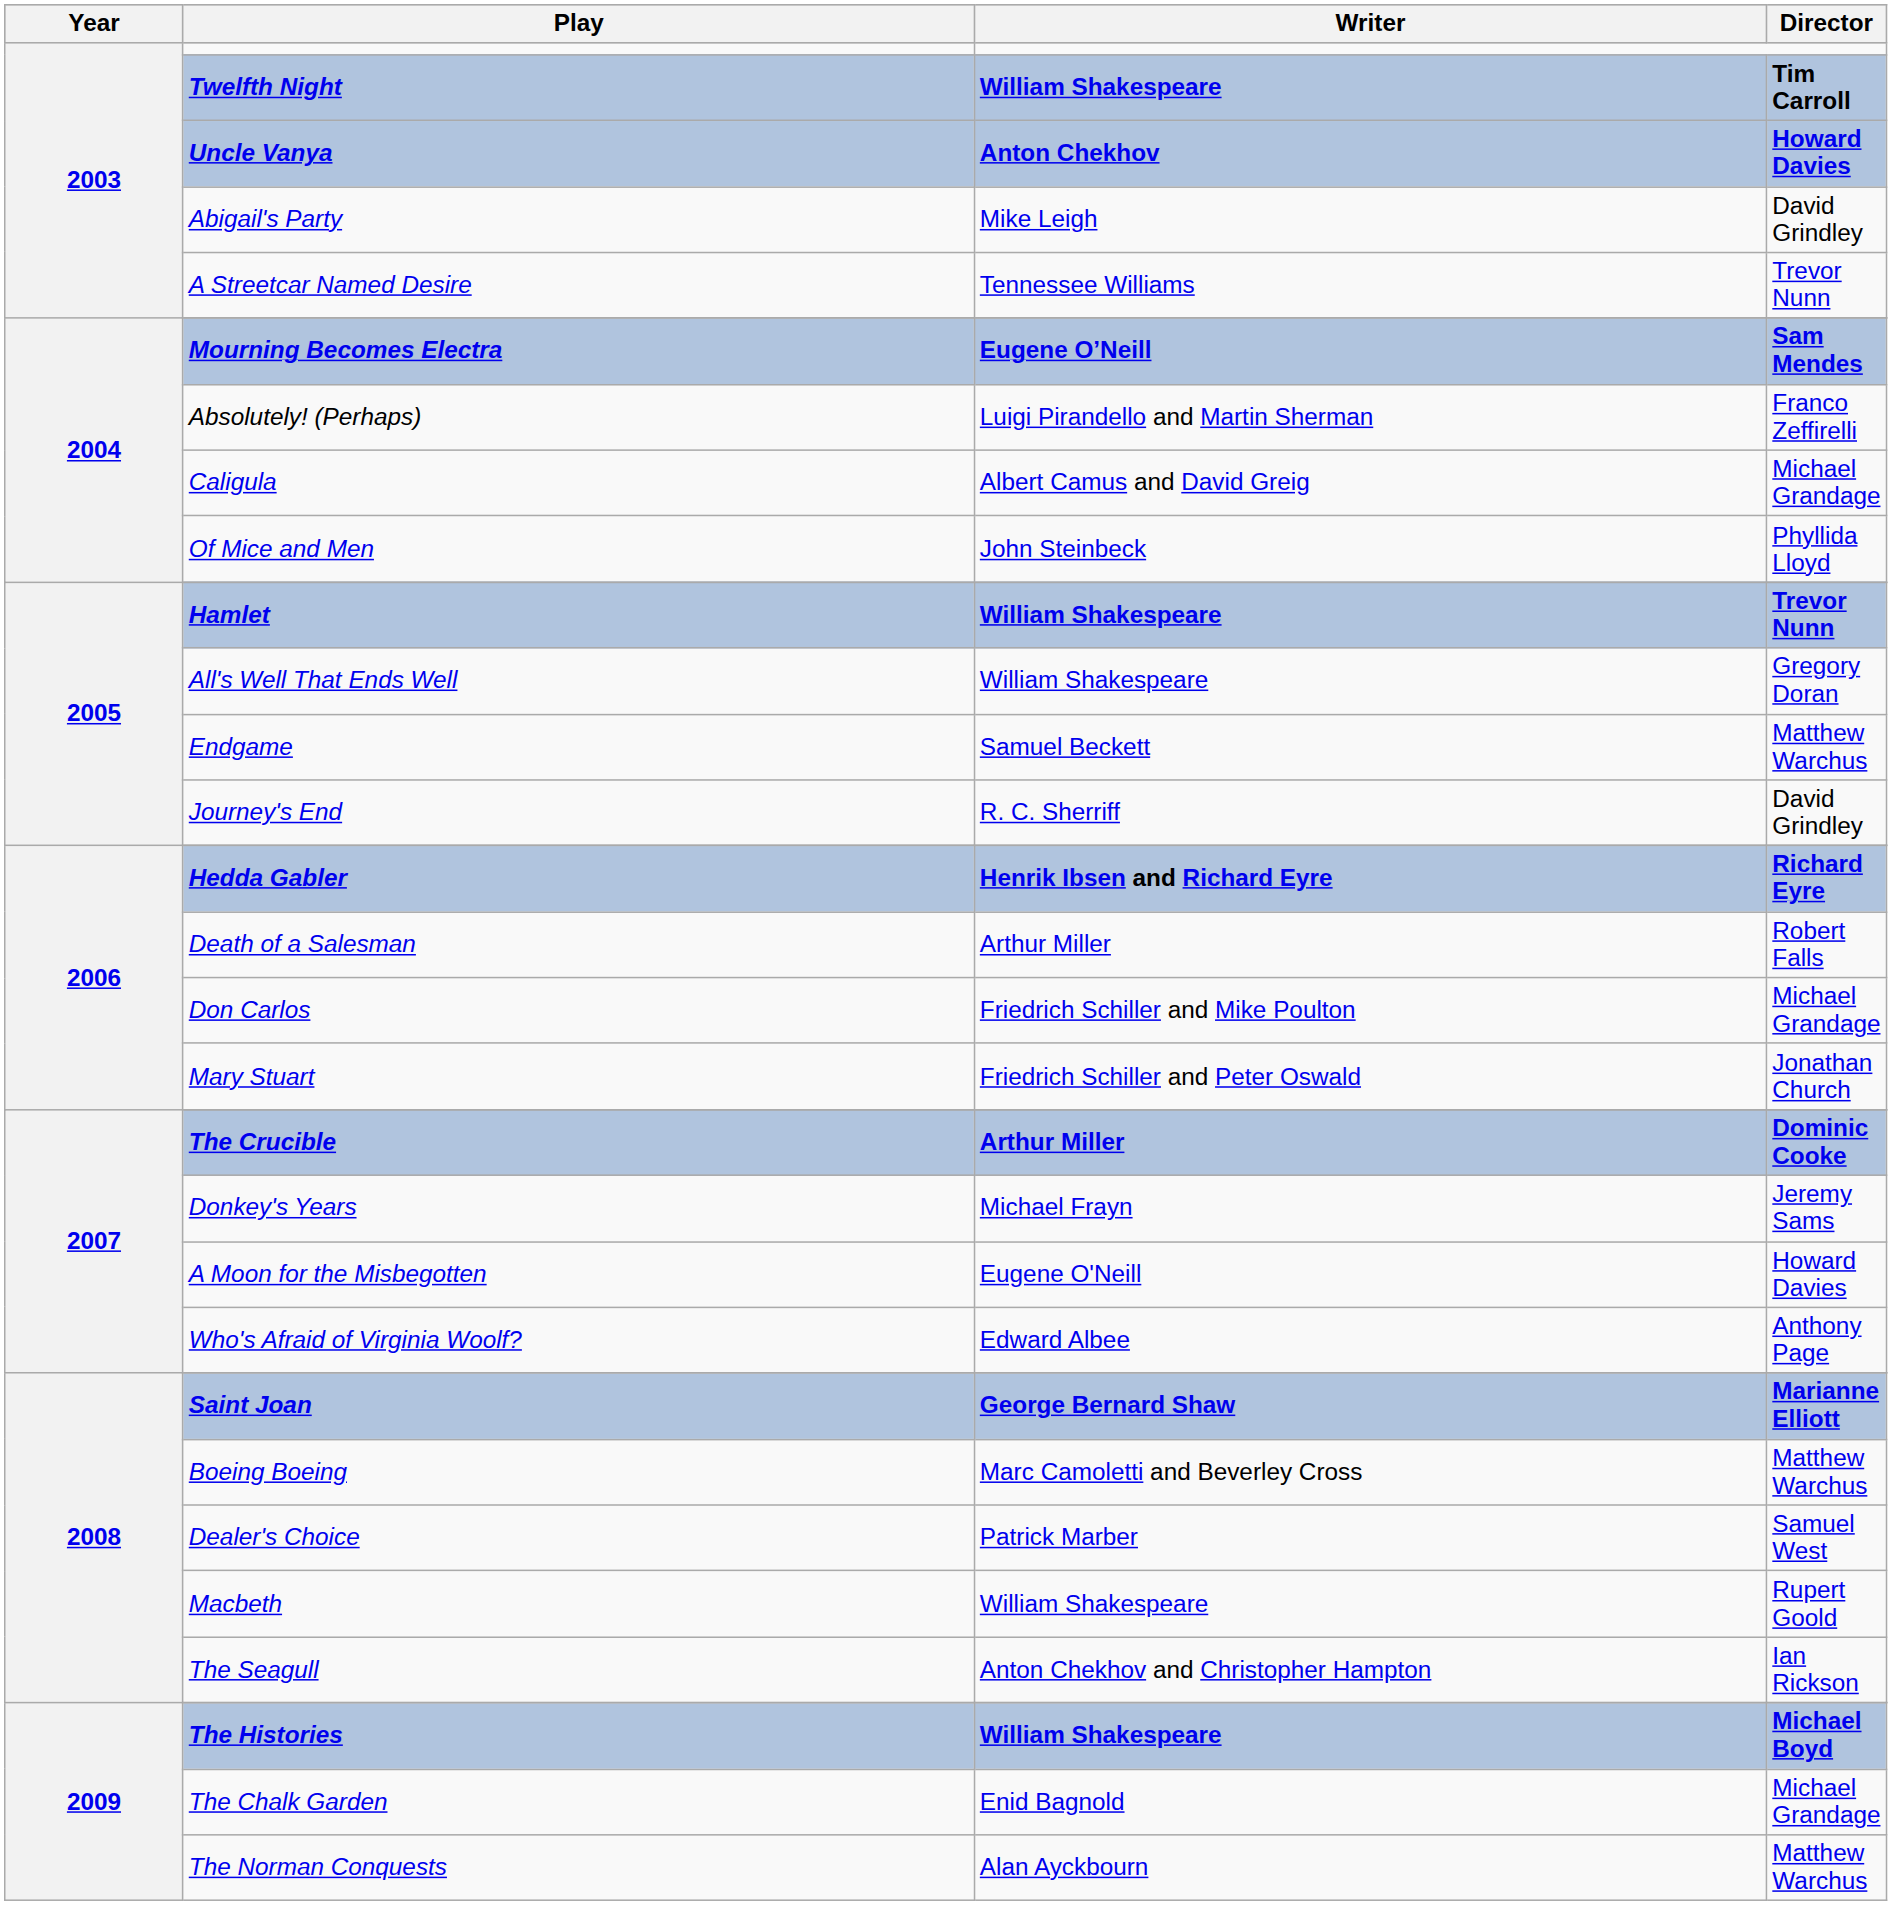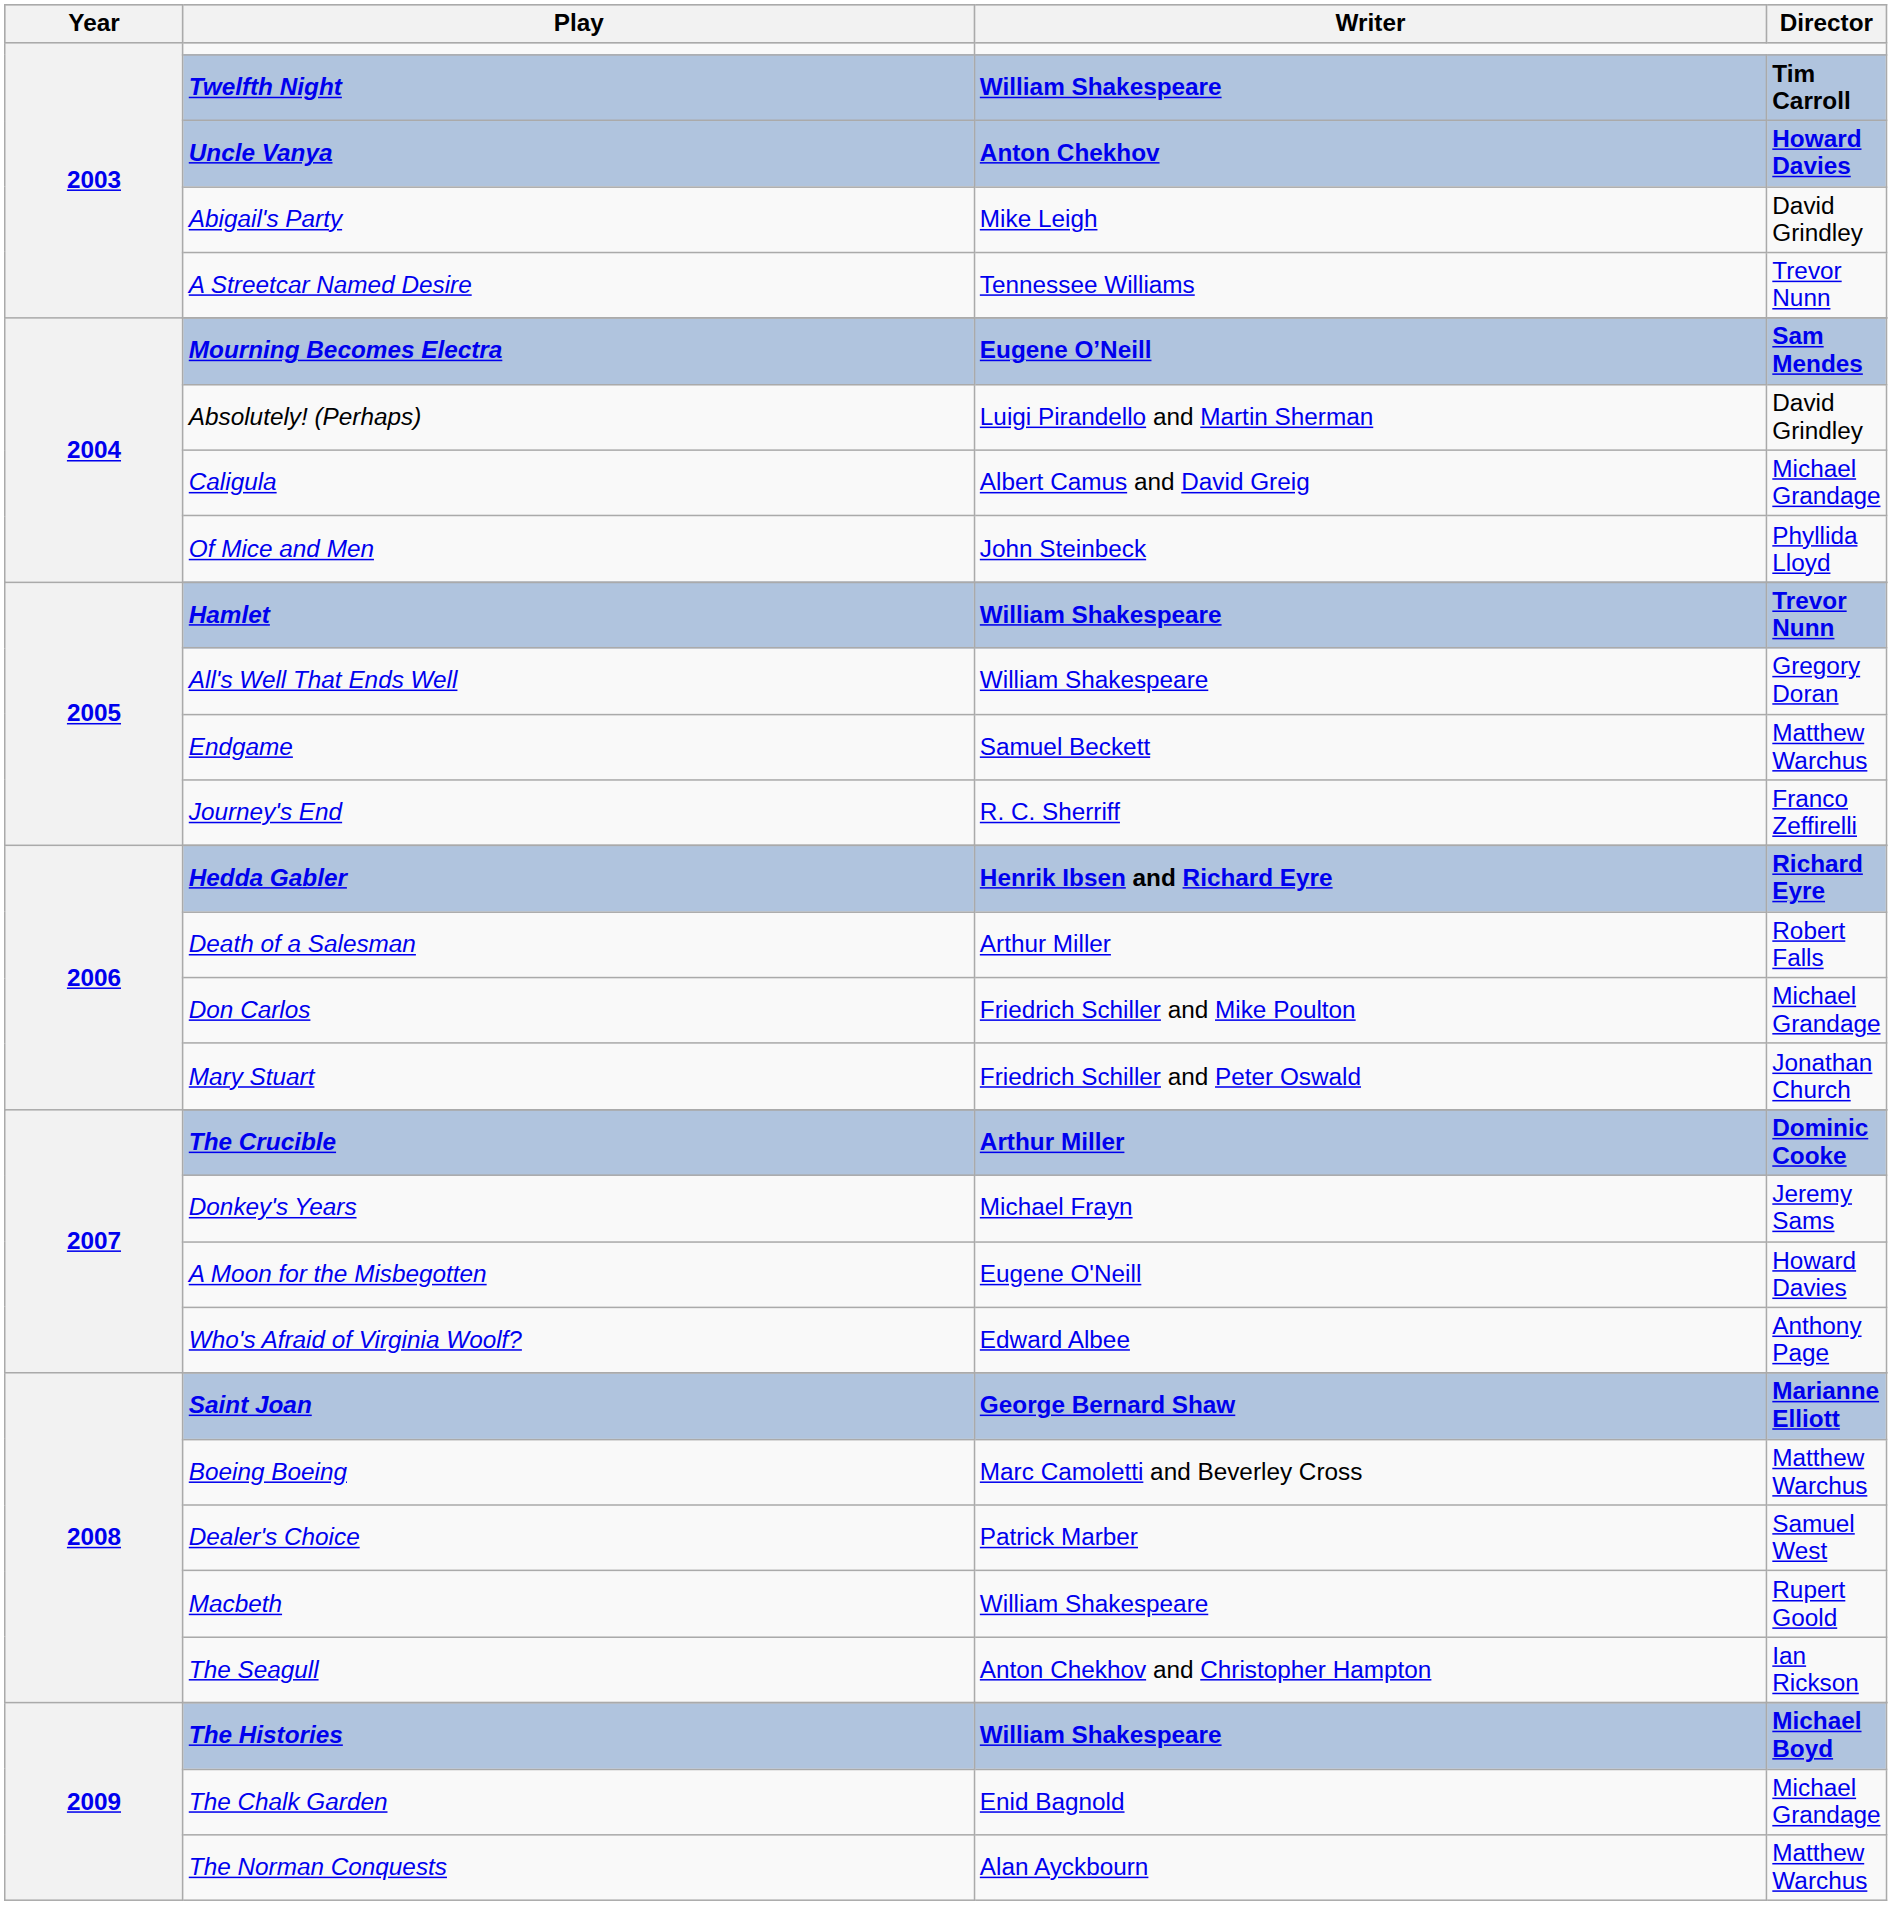(1815, 416) Franco Zeffirelli -> (1818, 416) David Grindley
(1818, 812) David Grindley -> (1815, 812) Franco Zeffirelli
